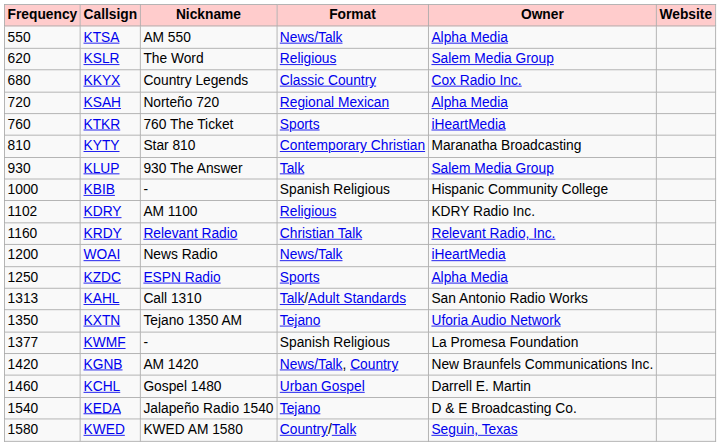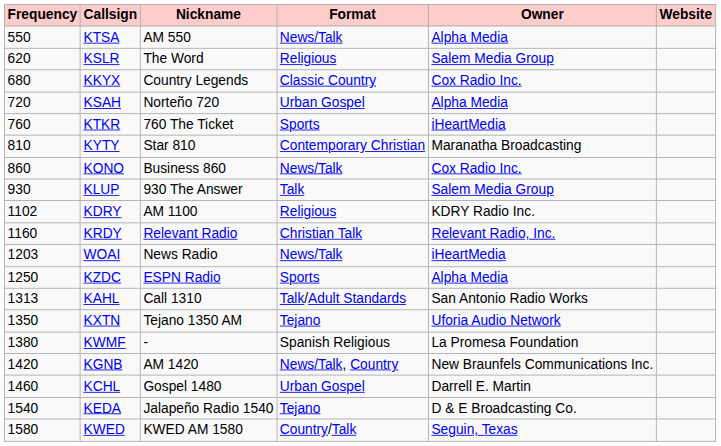(334, 102) Regional Mexican -> (322, 102) Urban Gospel
+ row: (104, 168)
- row: (99, 189)
(23, 255) 1200 -> (23, 255) 1203
(23, 342) 1377 -> (23, 342) 1380
